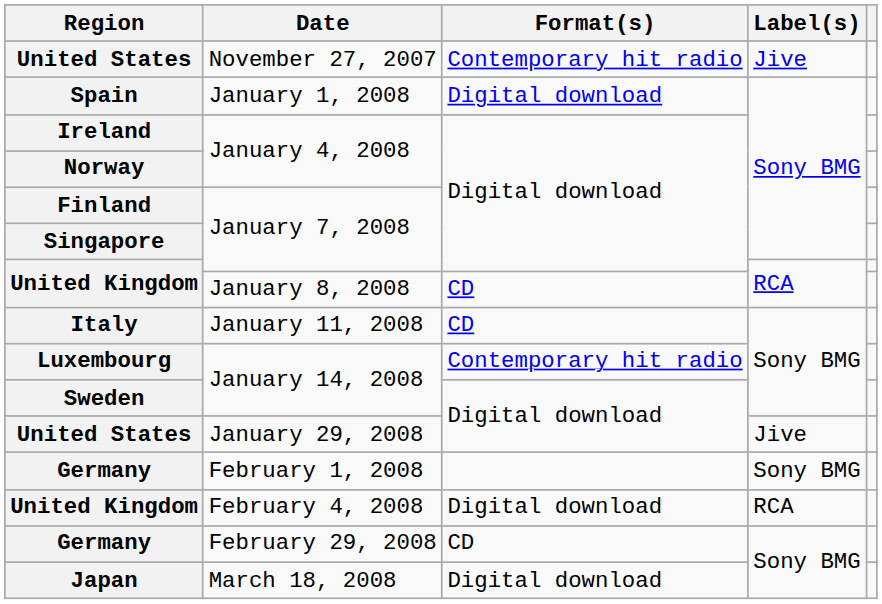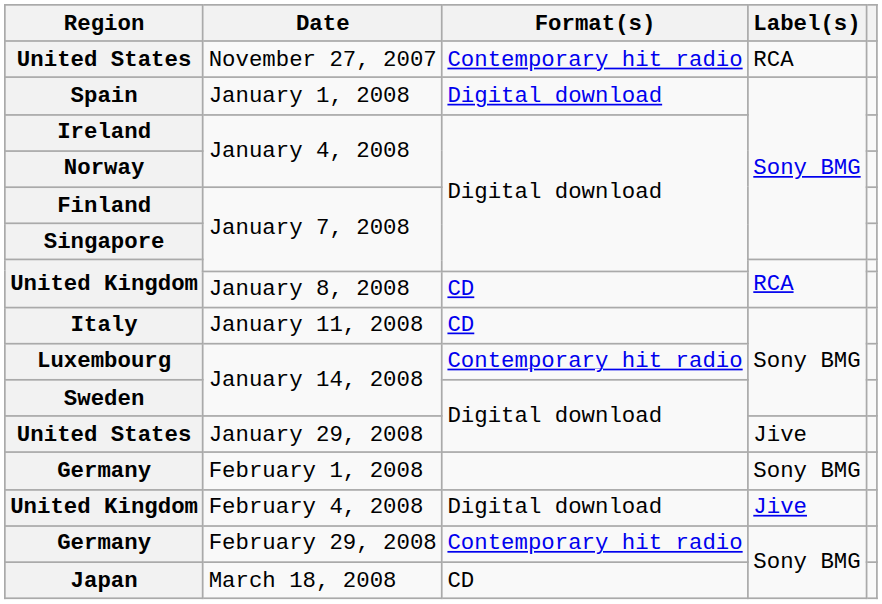(780, 60) Jive -> (773, 60) RCA
(773, 507) RCA -> (780, 507) Jive
(461, 544) CD -> (595, 544) Contemporary hit radio
(555, 580) Digital download -> (461, 580) CD
